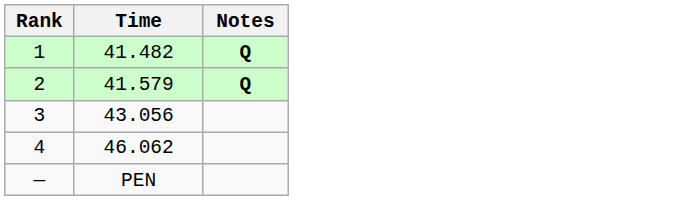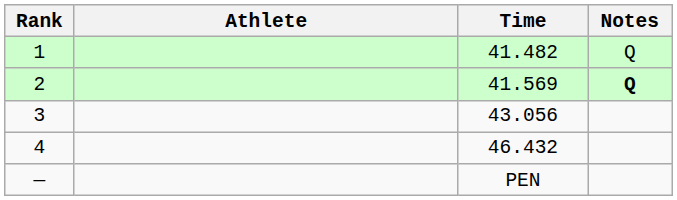+ column: (266, 21)
(245, 52) bold -> (630, 52) normal
(139, 84) 41.579 -> (523, 84) 41.569
(139, 148) 46.062 -> (523, 148) 46.432
